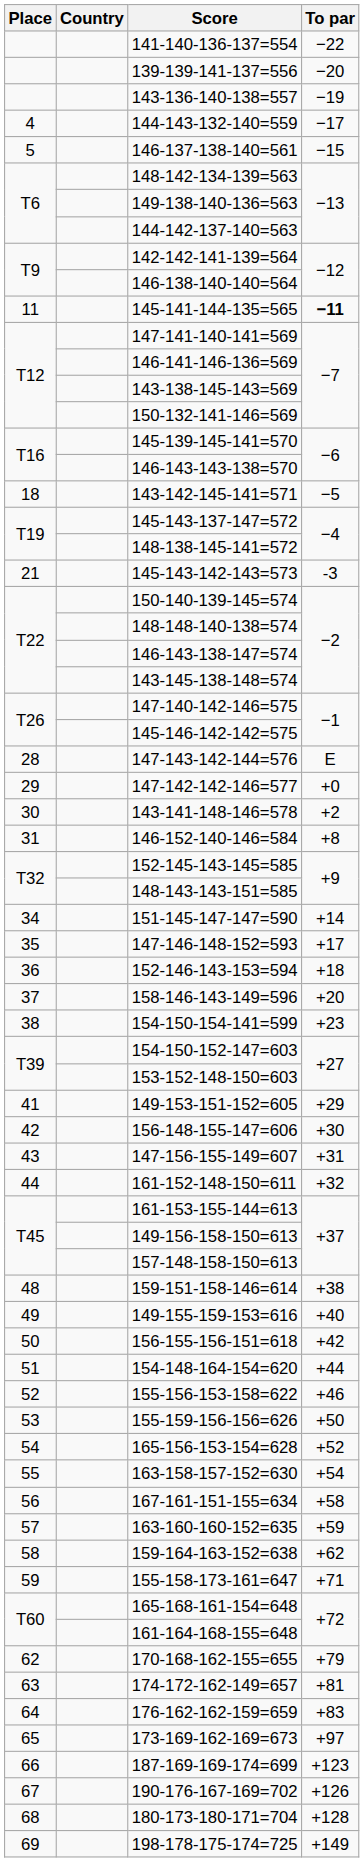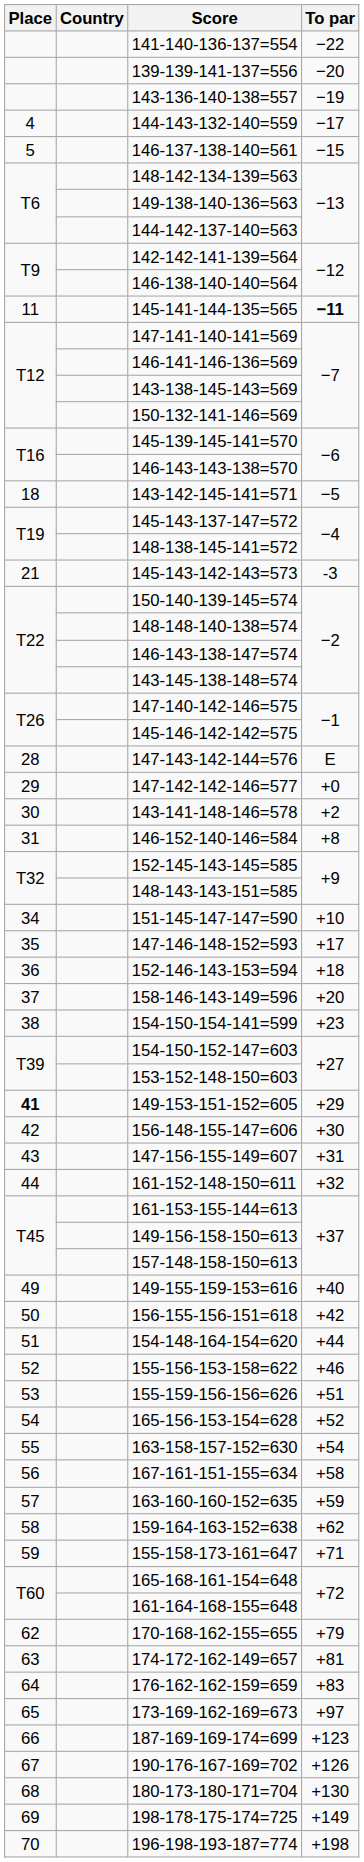(330, 918) +14 -> (330, 918) +10
(30, 1103) normal -> (30, 1103) bold
- row: (215, 1288)
(330, 1421) +50 -> (330, 1394) +51
(330, 1818) +128 -> (330, 1791) +130
+ row: (215, 1844)
